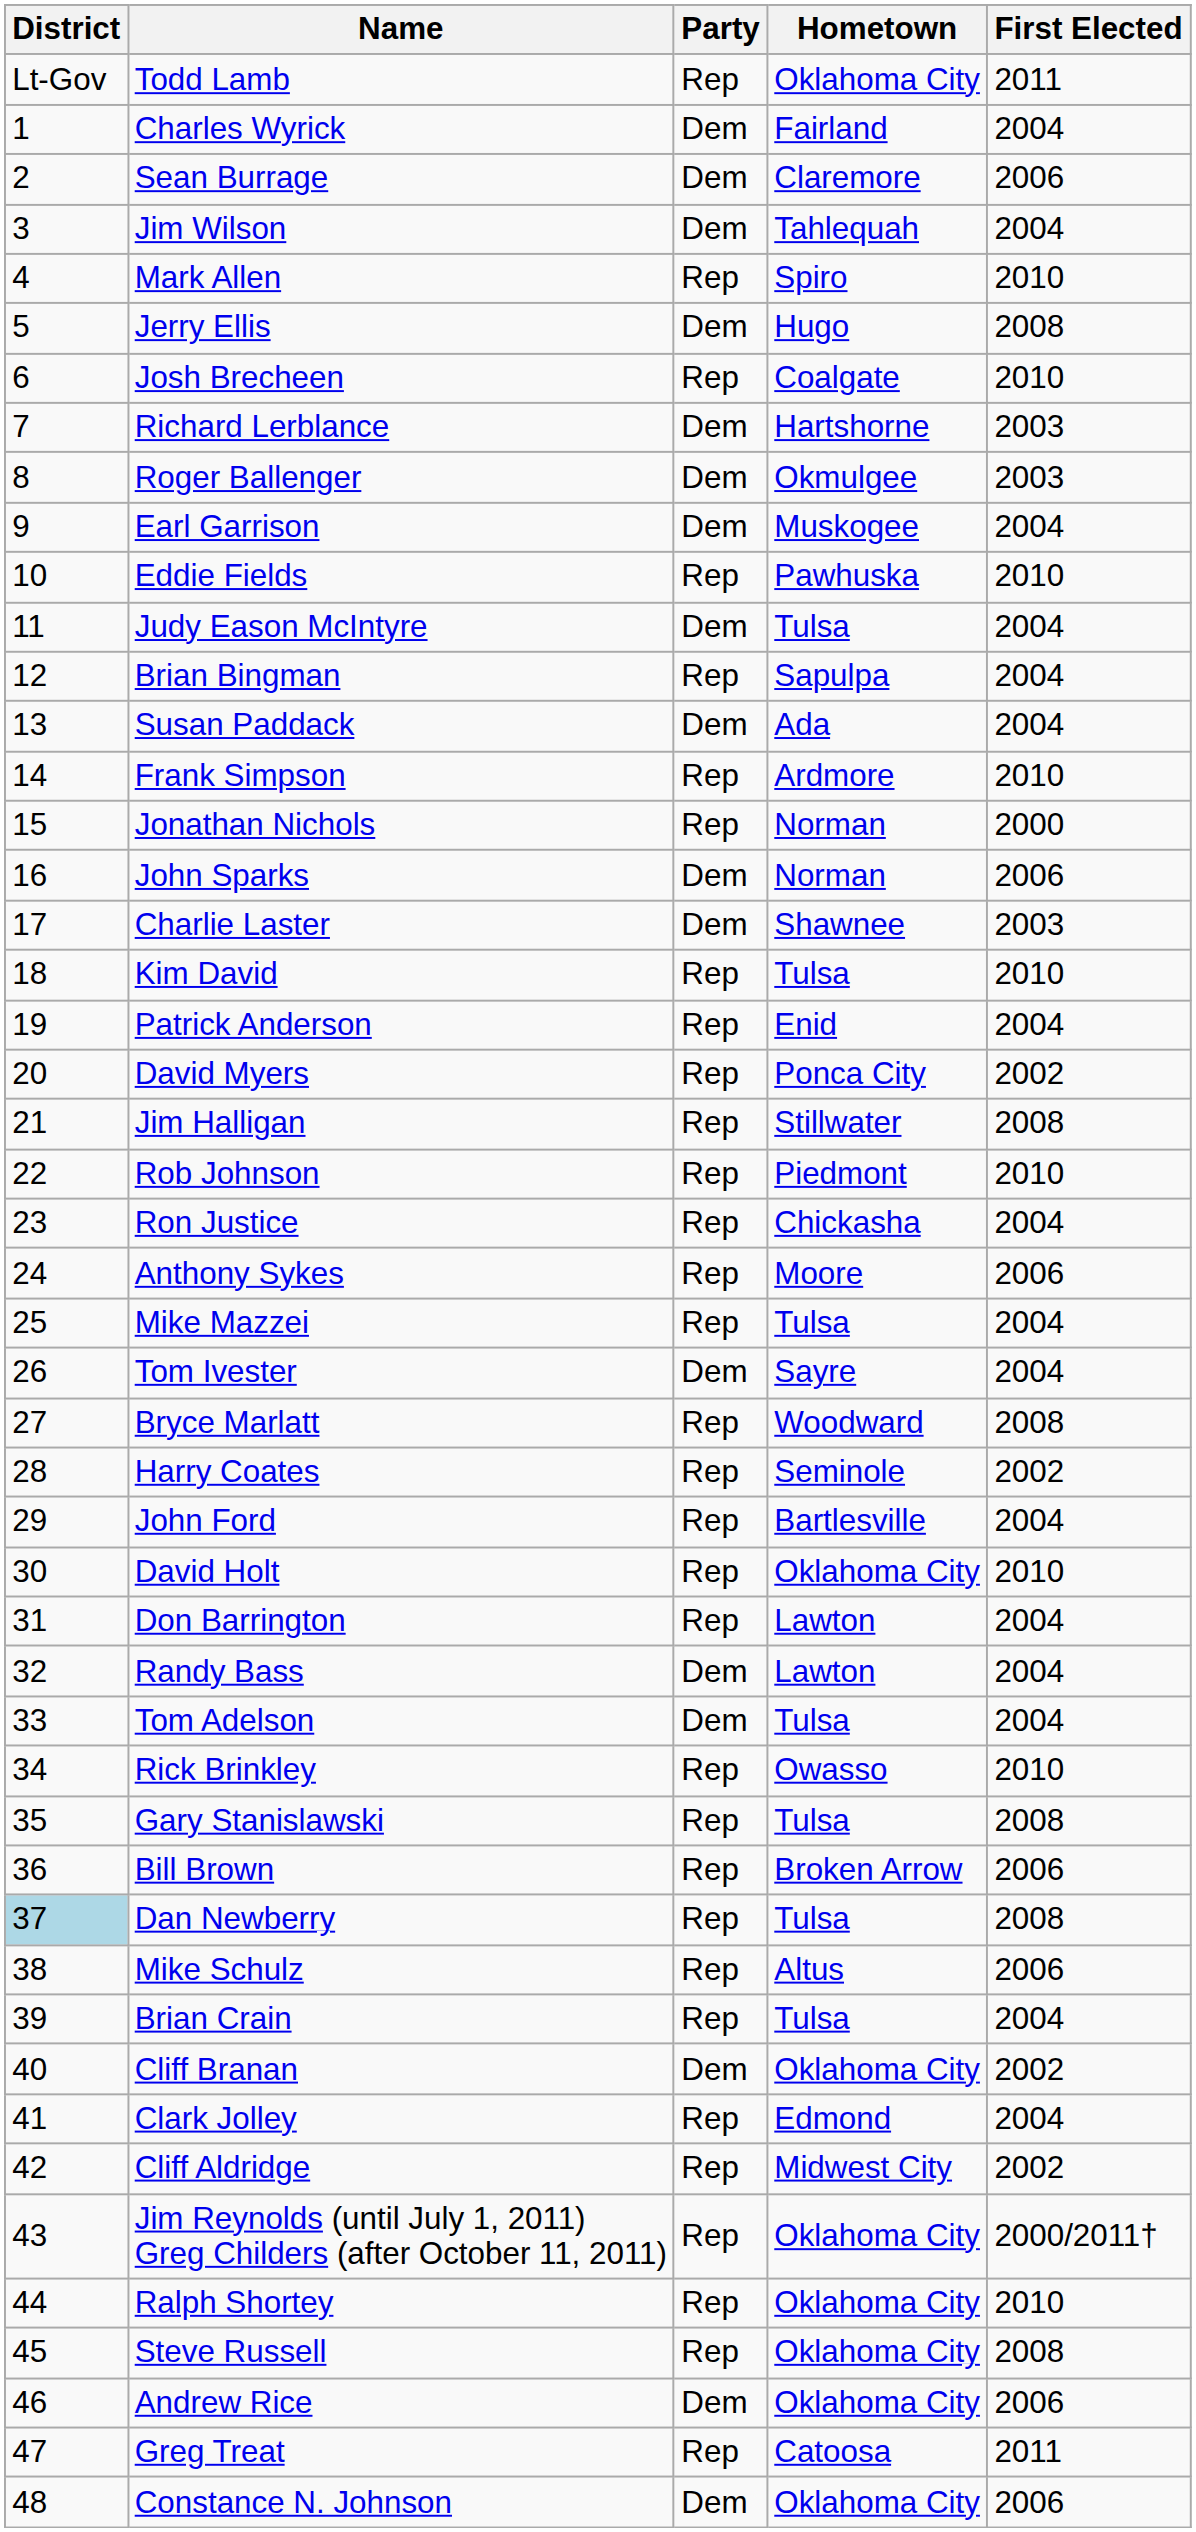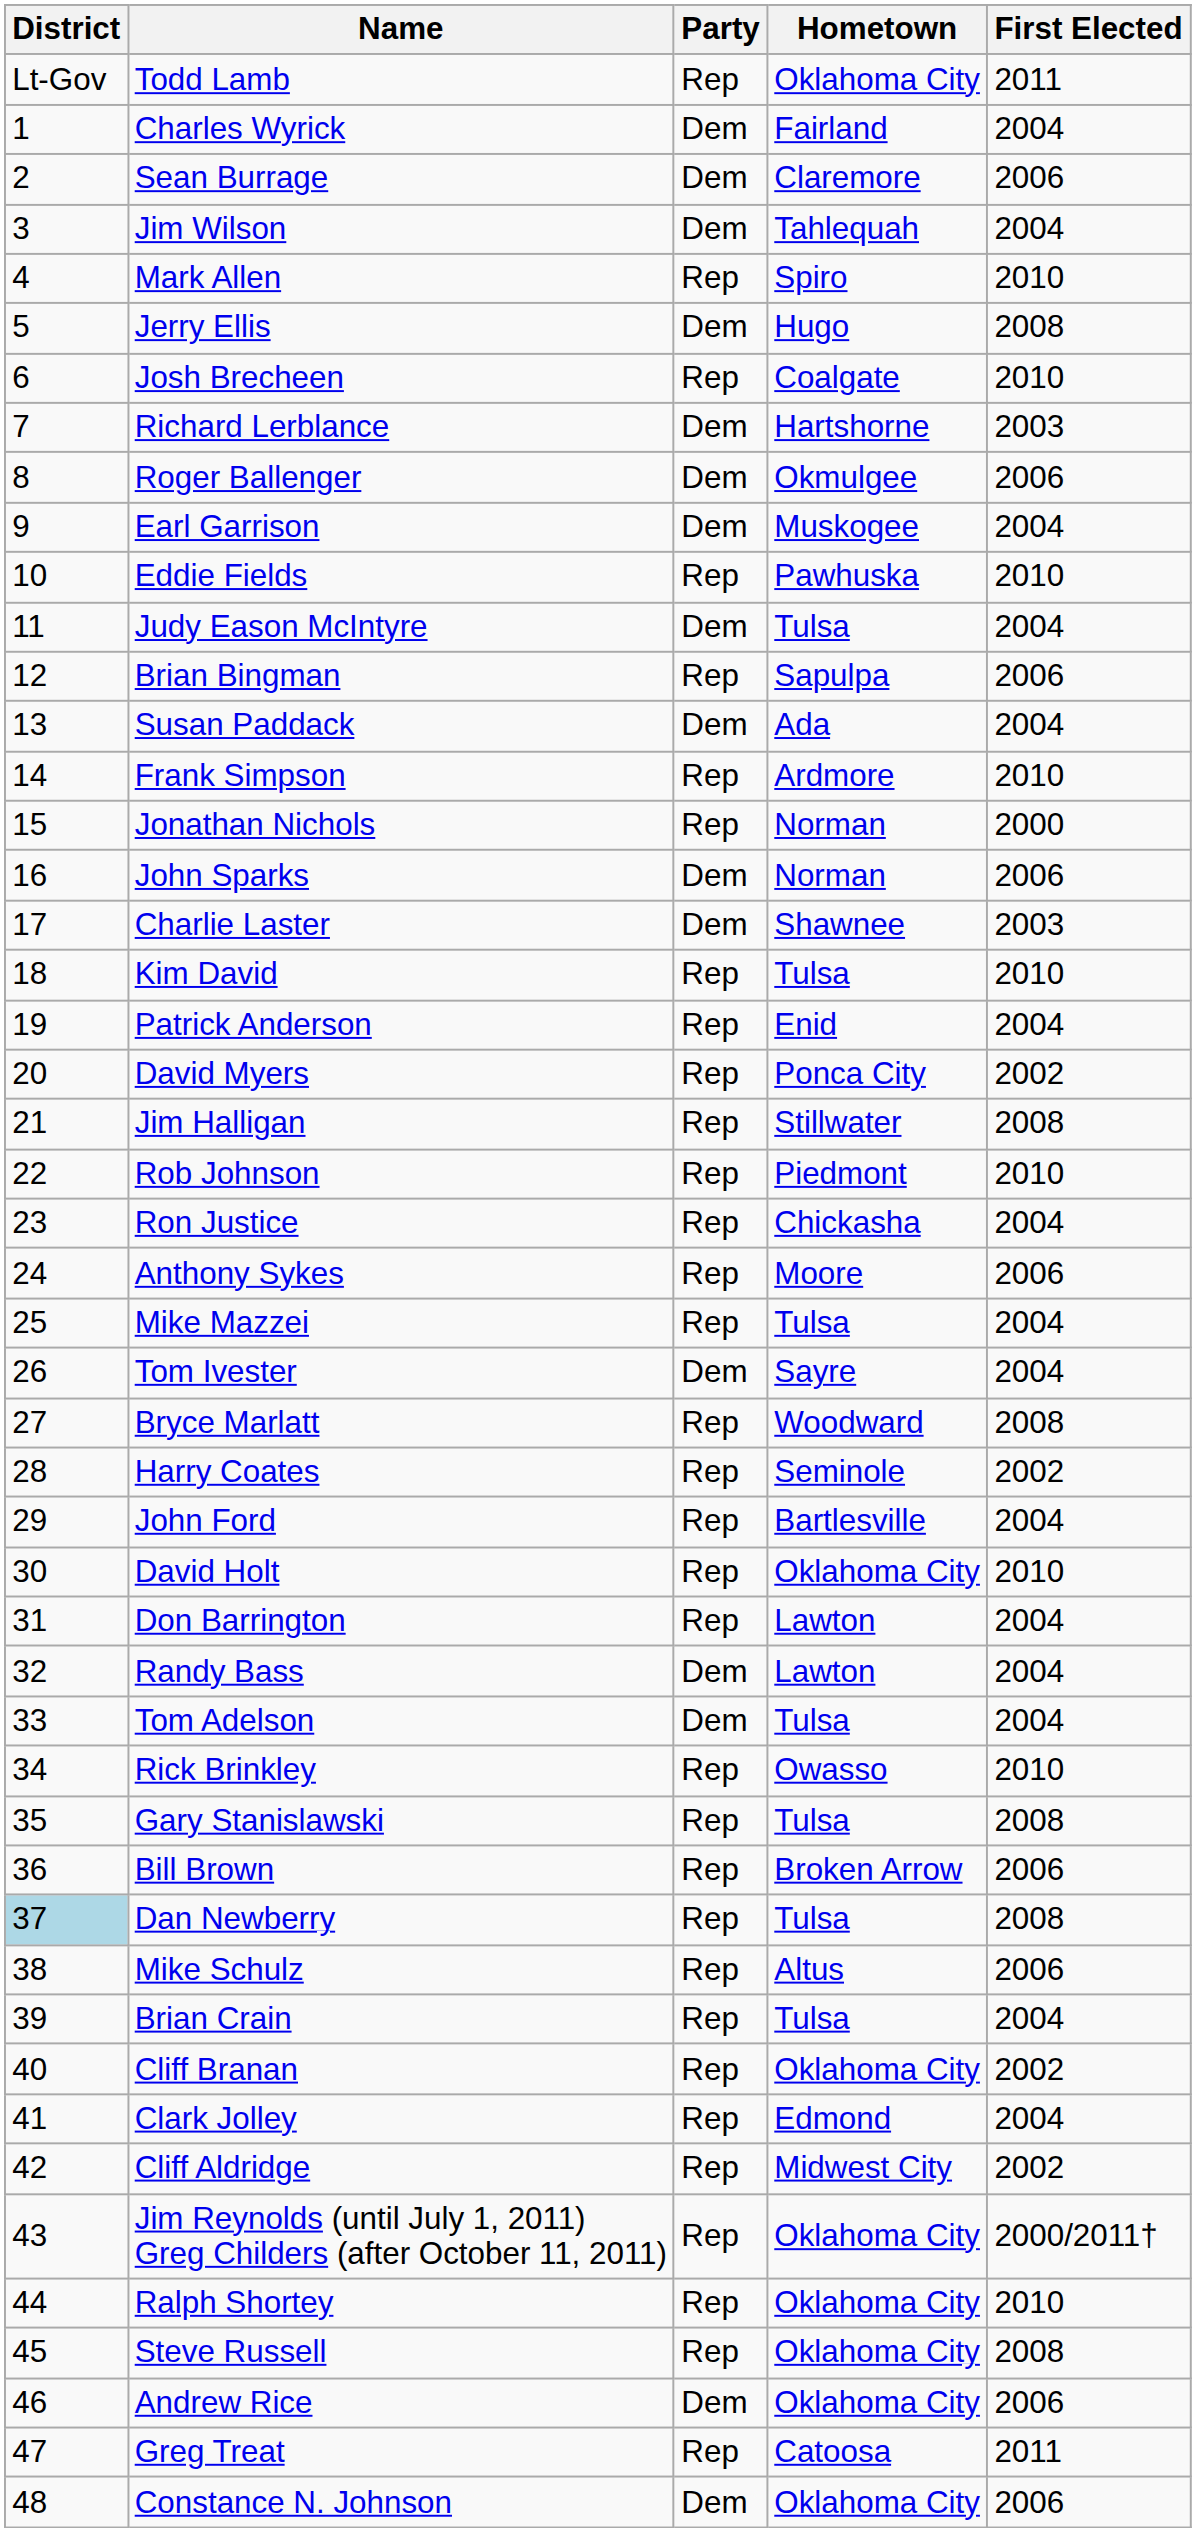(1029, 476) 2003 -> (1029, 476) 2006
(1029, 675) 2004 -> (1029, 675) 2006
(714, 2068) Dem -> (710, 2068) Rep
